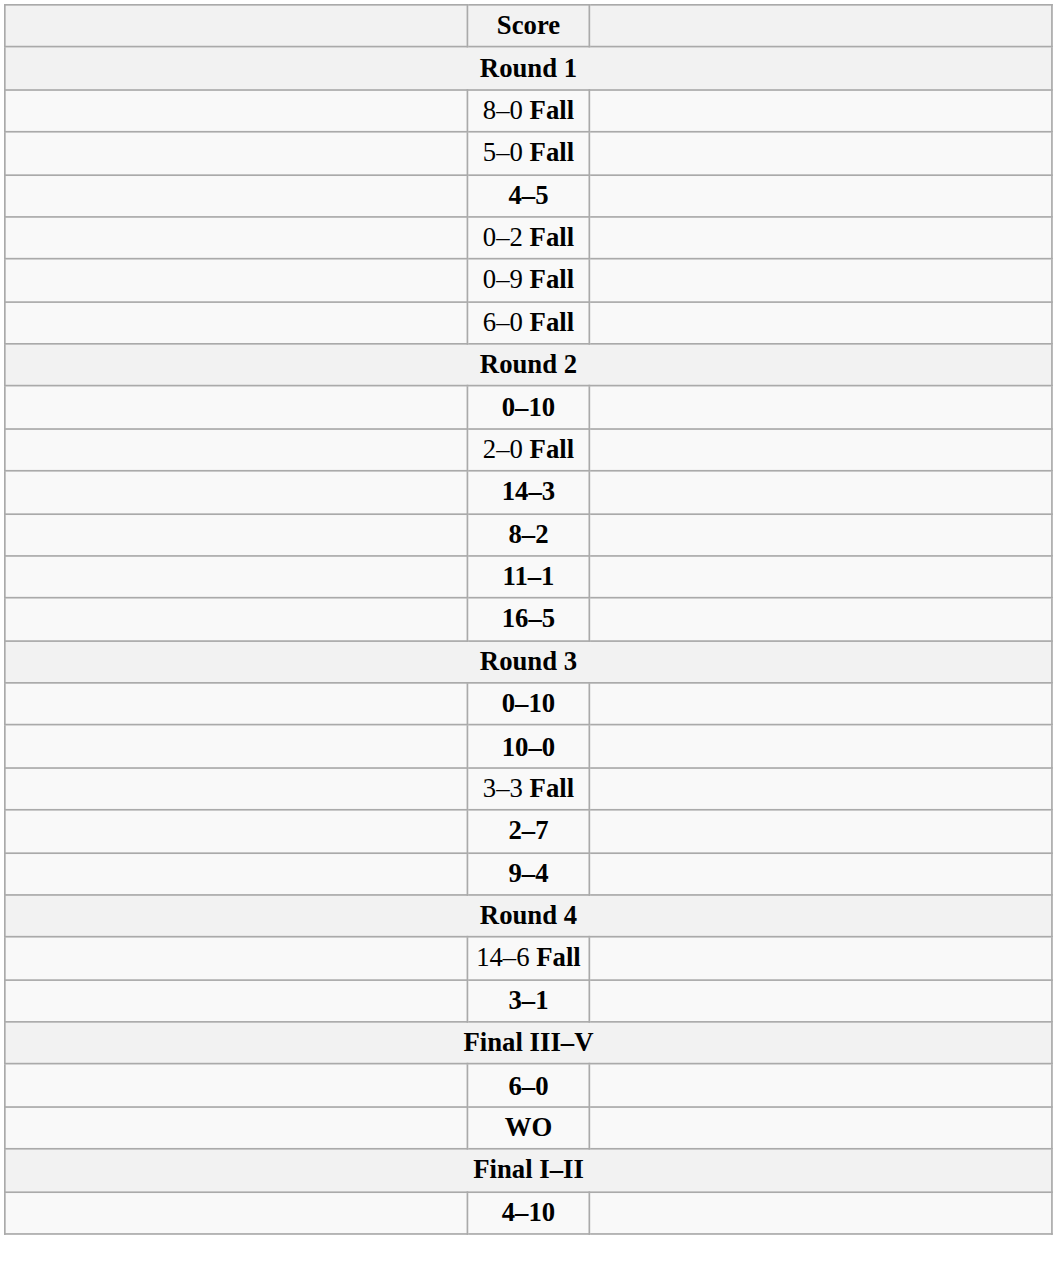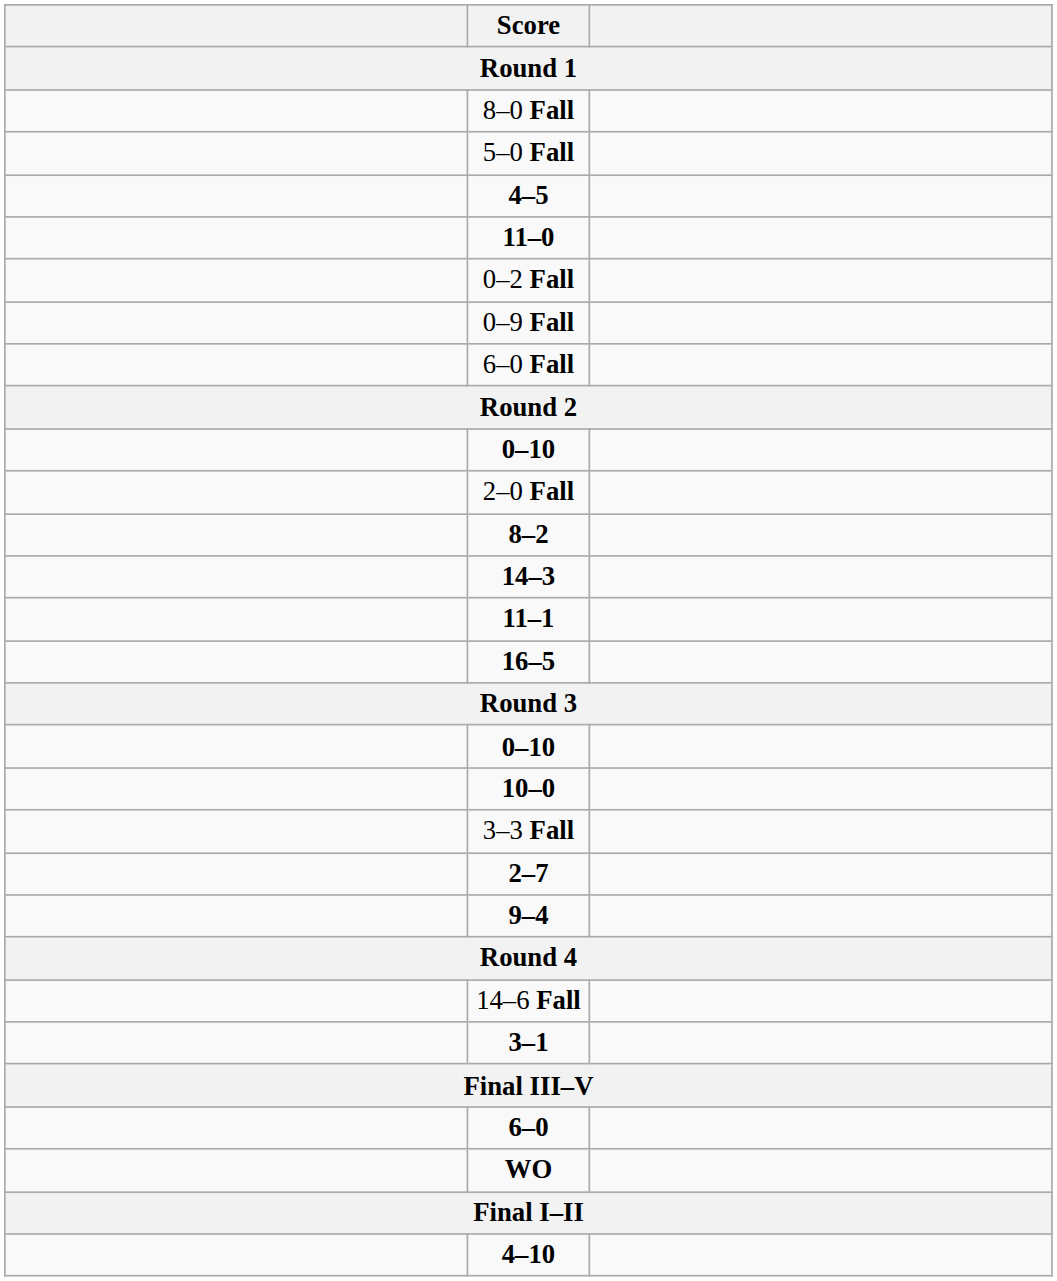+ row: (236, 238)
rows swapped: (236, 492) <-> (236, 535)
